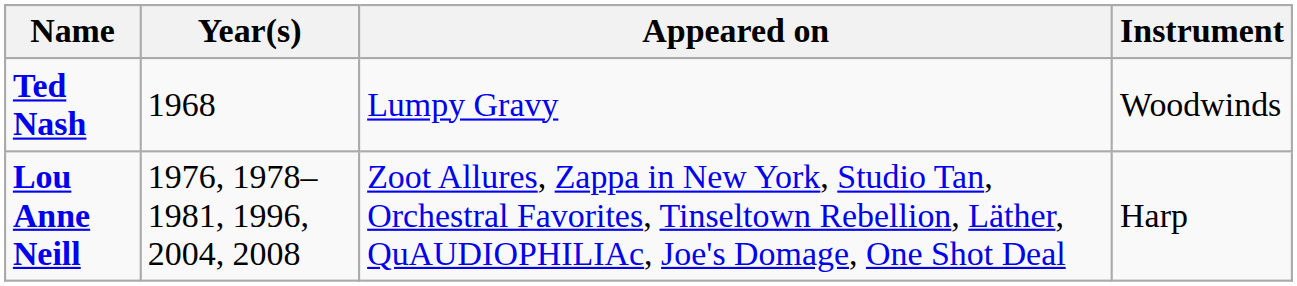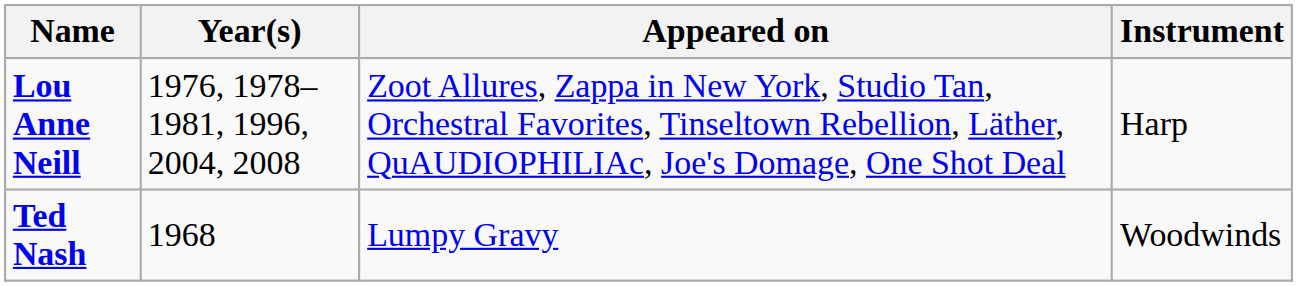rows swapped: (50, 104) <-> (52, 215)
